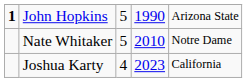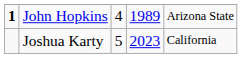(123, 16) 5 -> (119, 16) 4
(150, 16) 1990 -> (145, 16) 1989
- row: (68, 41)
(123, 65) 4 -> (119, 41) 5
